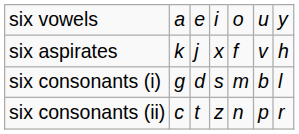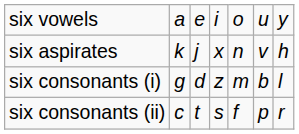(236, 50) f -> (238, 50) n
(219, 81) s -> (219, 81) z
(219, 112) z -> (219, 112) s
(238, 112) n -> (236, 112) f
